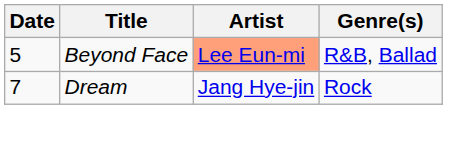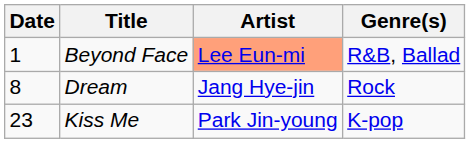(15, 54) 5 -> (15, 54) 1
(15, 87) 7 -> (15, 87) 8
+ row: (102, 120)
